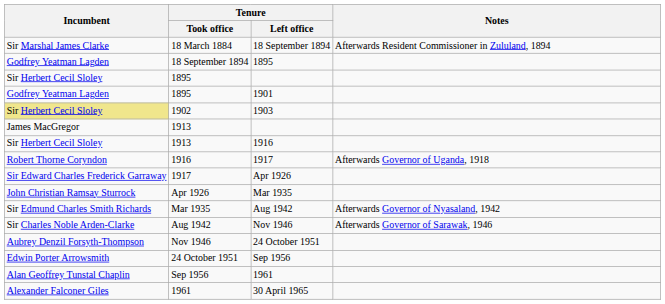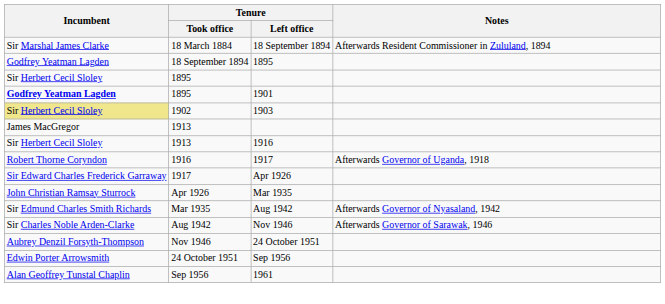(58, 94) normal -> (61, 94) bold
- row: (181, 290)
